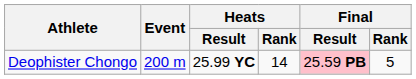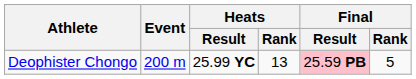(279, 63) 14 -> (279, 63) 13
